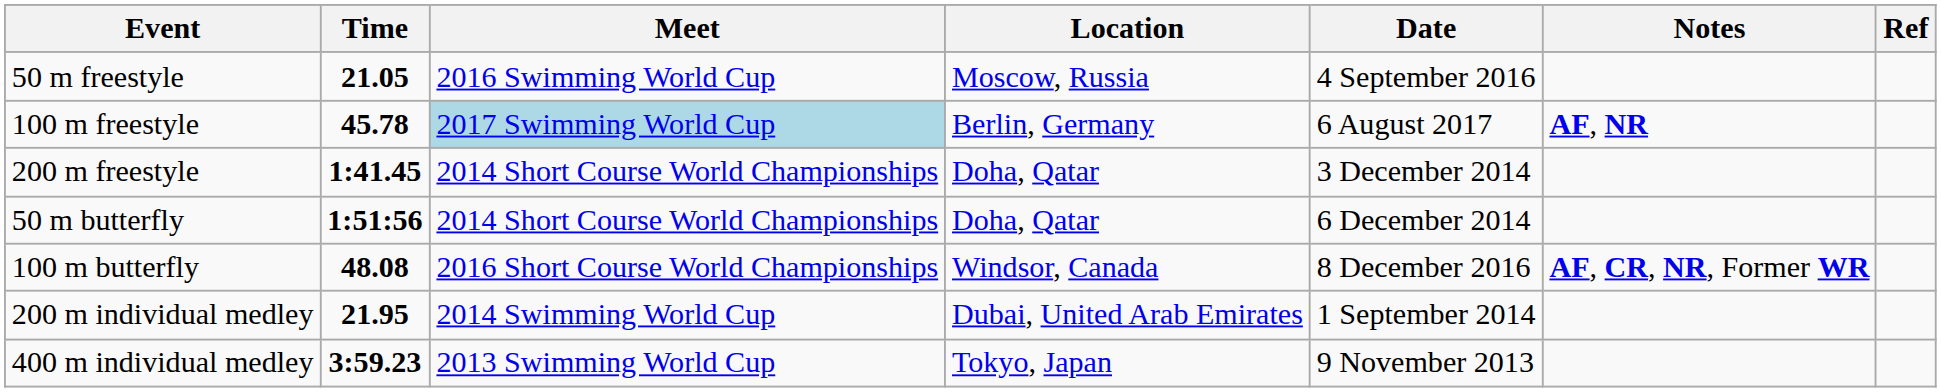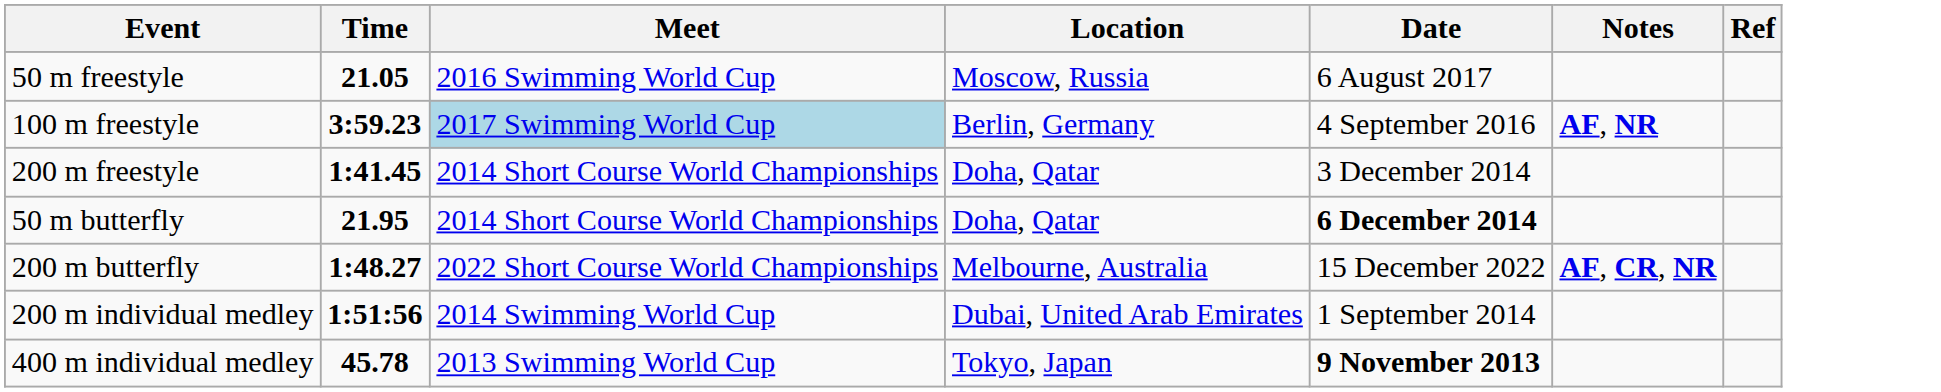(1426, 76) 4 September 2016 -> (1404, 76) 6 August 2017
(375, 123) 45.78 -> (375, 123) 3:59.23
(1404, 123) 6 August 2017 -> (1426, 123) 4 September 2016
(375, 219) 1:51:56 -> (375, 219) 21.95
(1424, 219) normal -> (1427, 219) bold
- row: (105, 266)
+ row: (105, 266)
(375, 314) 21.95 -> (375, 314) 1:51:56
(375, 362) 3:59.23 -> (375, 362) 45.78
(1425, 362) normal -> (1428, 362) bold
